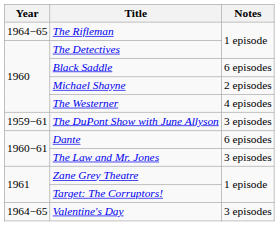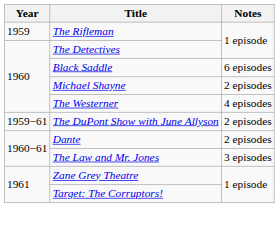(27, 31) 1964−65 -> (18, 31) 1959
(248, 121) 3 episodes -> (248, 121) 2 episodes
(248, 139) 6 episodes -> (248, 139) 2 episodes
- row: (88, 211)
